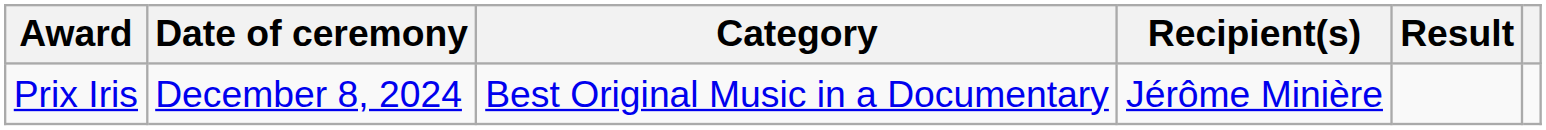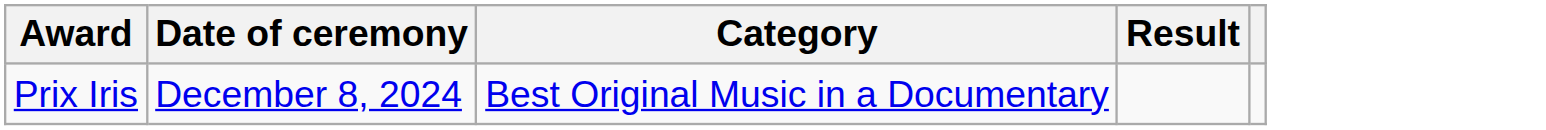- column: (1255, 34)
